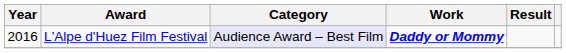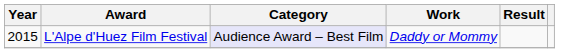(23, 36) 2016 -> (23, 36) 2015
(447, 36) bold -> (443, 36) normal
